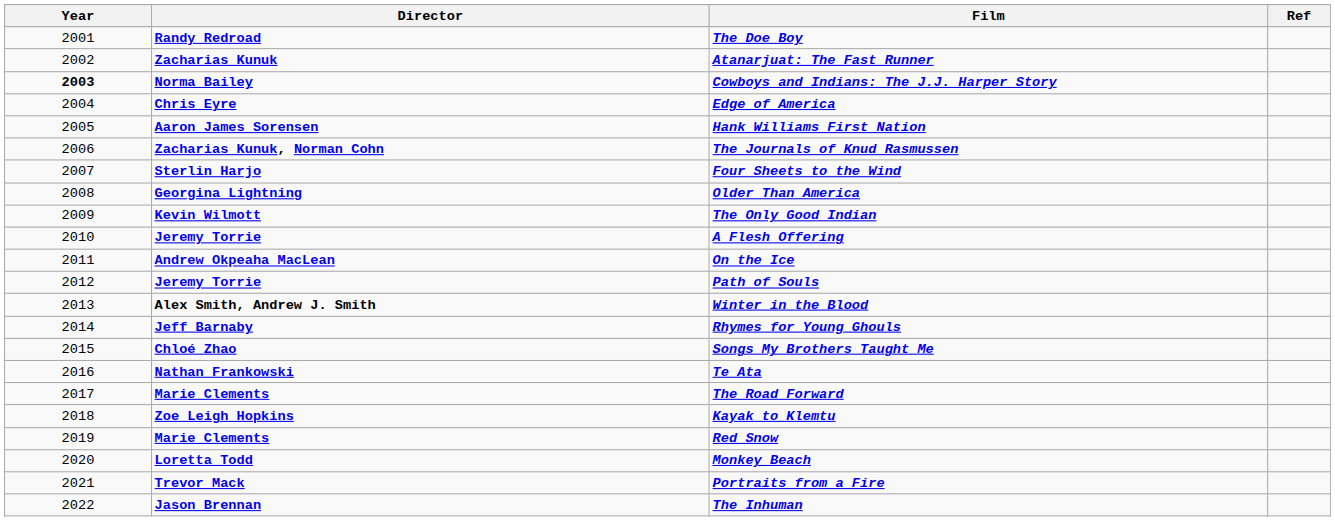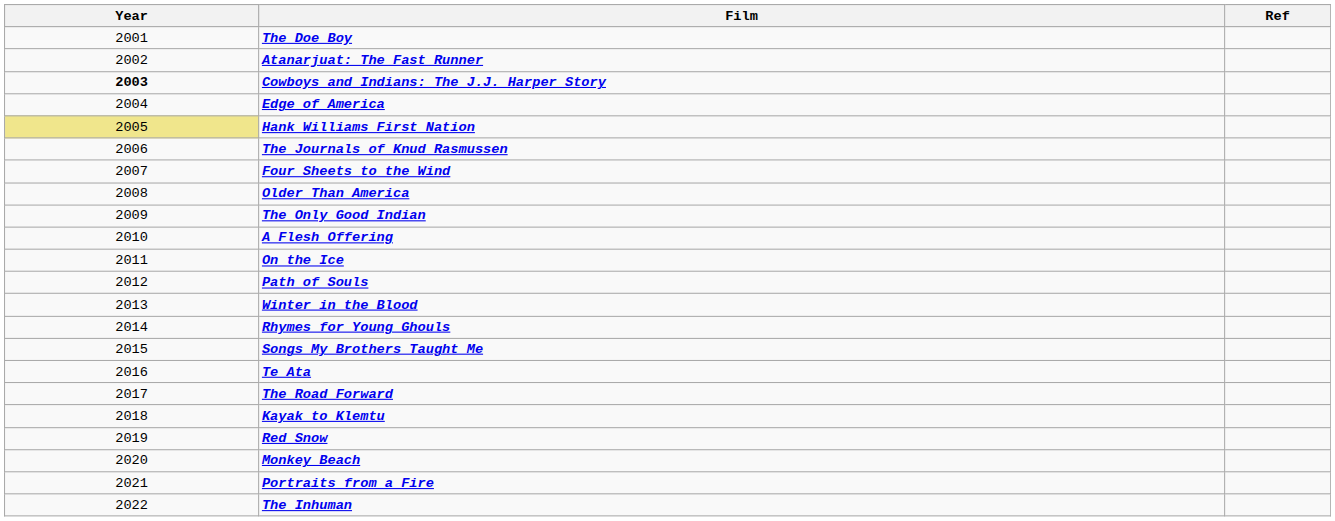- column: (430, 16)
(78, 127) no background -> (132, 127) khaki background
